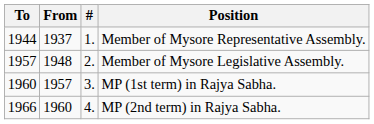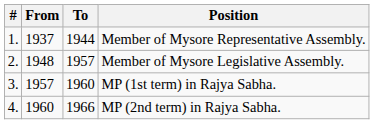columns swapped: (89, 15) <-> (22, 15)
